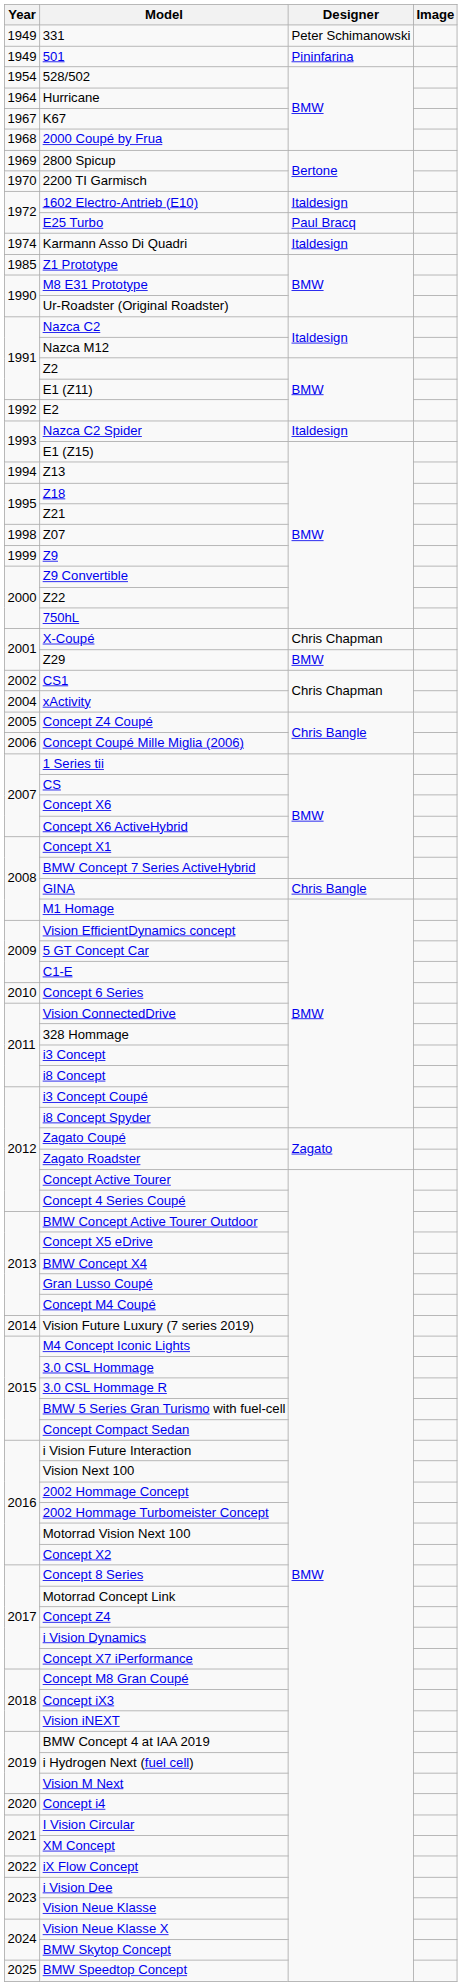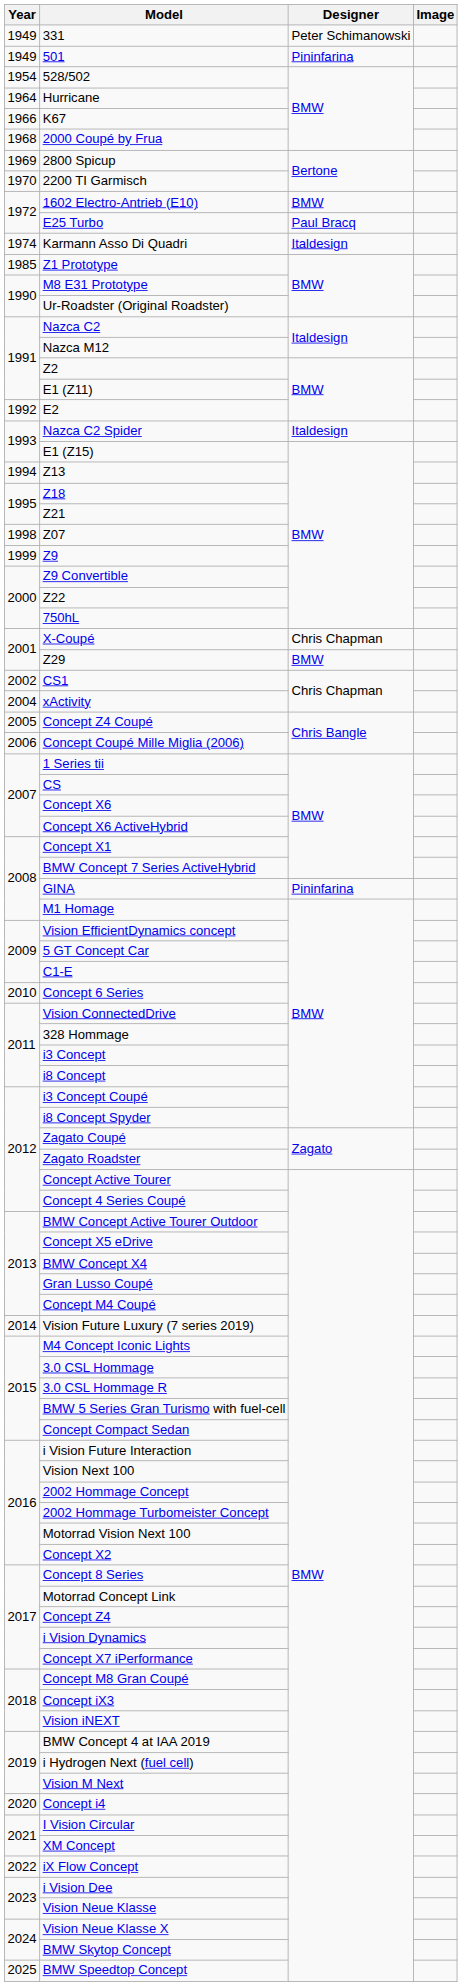(22, 118) 1967 -> (22, 118) 1966
(320, 202) Italdesign -> (308, 202) BMW
(329, 888) Chris Bangle -> (323, 888) Pininfarina
